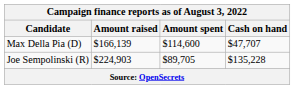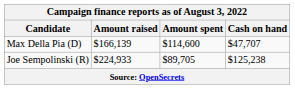(113, 60) $224,903 -> (113, 60) $224,933
(247, 60) $135,228 -> (247, 60) $125,238
